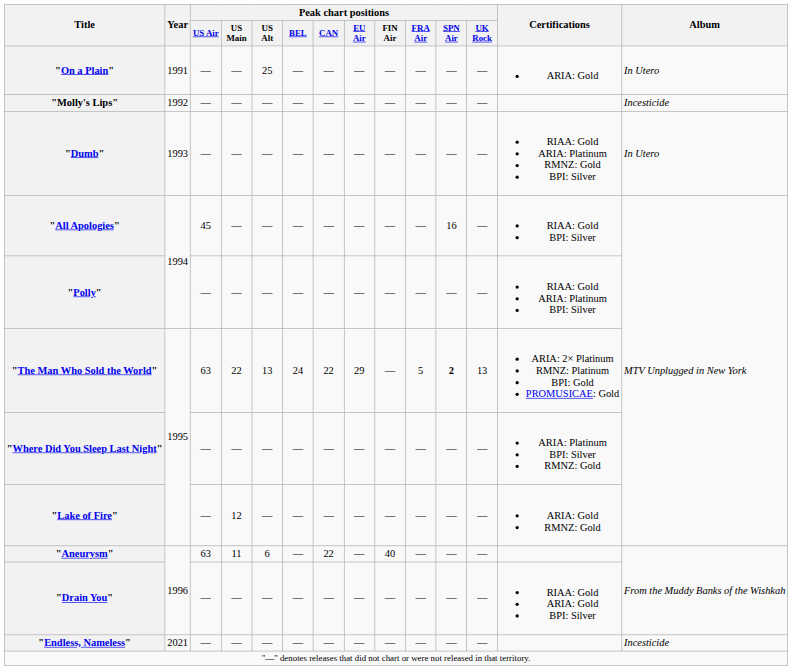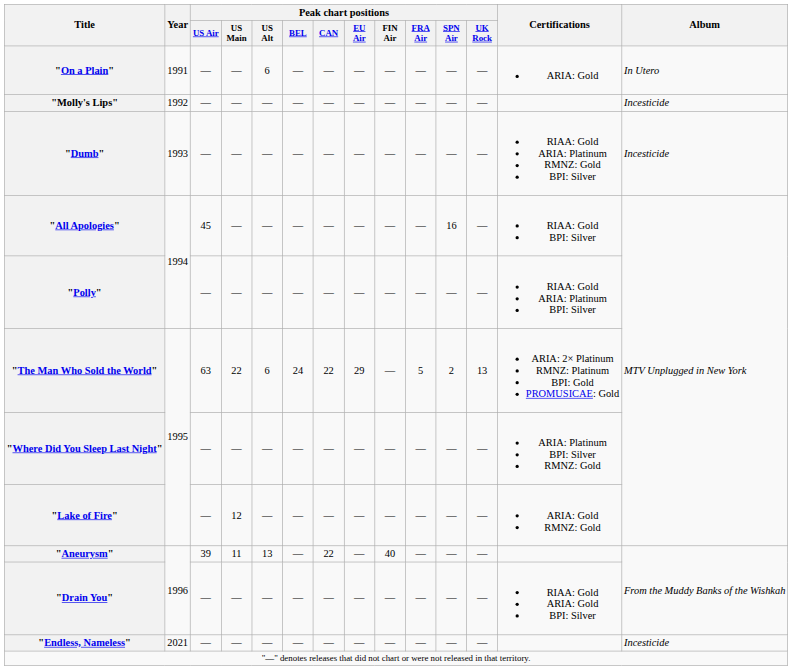(267, 70) 25 -> (267, 70) 6
(642, 153) In Utero -> (647, 153) Incesticide
(267, 370) 13 -> (267, 370) 6
(451, 370) bold -> (451, 370) normal
(206, 554) 63 -> (206, 554) 39
(267, 554) 6 -> (267, 554) 13
